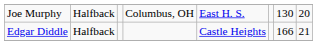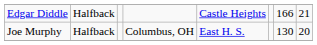rows swapped: (37, 31) <-> (34, 13)
